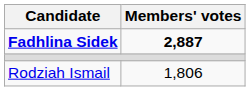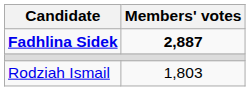(183, 73) 1,806 -> (183, 73) 1,803
